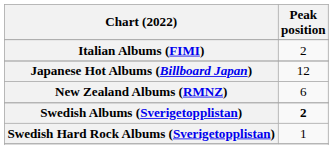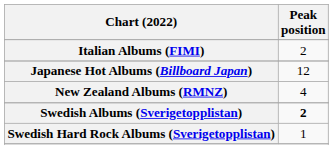(303, 92) 6 -> (303, 92) 4
